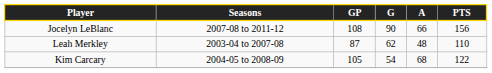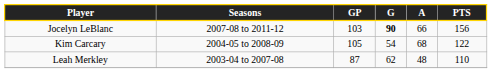(355, 28) 108 -> (355, 28) 103
(391, 28) normal -> (391, 28) bold
rows swapped: (80, 59) <-> (80, 44)
